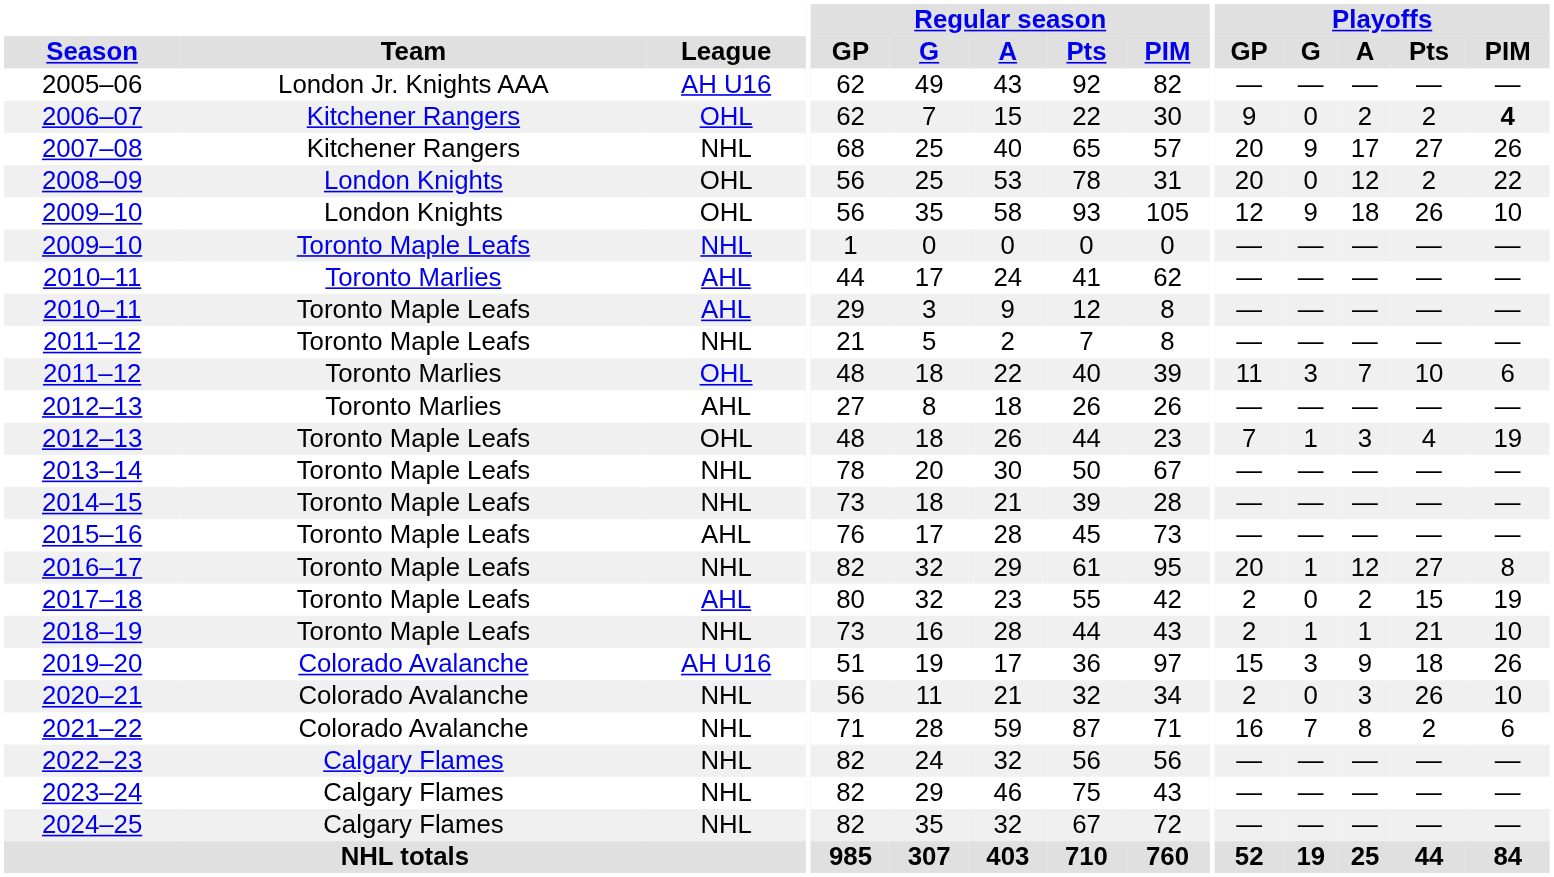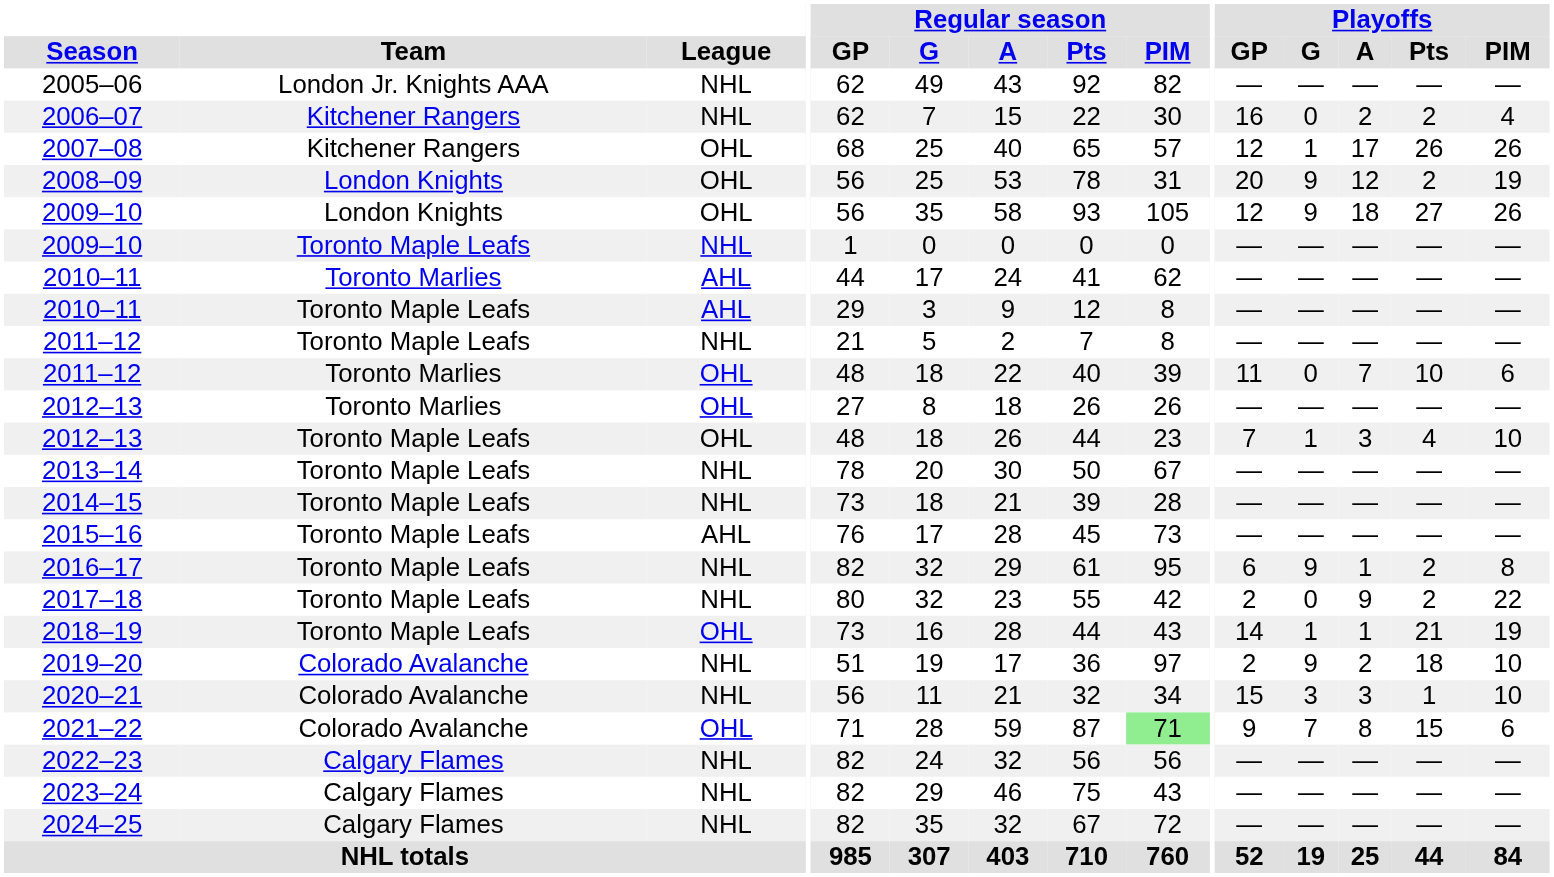(726, 84) AH U16 -> (726, 84) NHL
(726, 116) OHL -> (726, 116) NHL
(1249, 116) 9 -> (1249, 116) 16
(1508, 116) bold -> (1508, 116) normal
(726, 148) NHL -> (726, 148) OHL
(1249, 148) 20 -> (1249, 148) 12
(1311, 148) 9 -> (1311, 148) 1
(1429, 148) 27 -> (1429, 148) 26
(1311, 180) 0 -> (1311, 180) 9
(1508, 180) 22 -> (1508, 180) 19
(1429, 212) 26 -> (1429, 212) 27
(1508, 212) 10 -> (1508, 212) 26
(1311, 373) 3 -> (1311, 373) 0
(726, 406) AHL -> (726, 406) OHL
(1508, 438) 19 -> (1508, 438) 10
(1249, 567) 20 -> (1249, 567) 6
(1311, 567) 1 -> (1311, 567) 9
(1365, 567) 12 -> (1365, 567) 1
(1429, 567) 27 -> (1429, 567) 2
(726, 599) AHL -> (726, 599) NHL
(1365, 599) 2 -> (1365, 599) 9
(1429, 599) 15 -> (1429, 599) 2
(1508, 599) 19 -> (1508, 599) 22
(726, 631) NHL -> (726, 631) OHL
(1249, 631) 2 -> (1249, 631) 14
(1508, 631) 10 -> (1508, 631) 19
(726, 663) AH U16 -> (726, 663) NHL
(1249, 663) 15 -> (1249, 663) 2
(1311, 663) 3 -> (1311, 663) 9
(1365, 663) 9 -> (1365, 663) 2
(1508, 663) 26 -> (1508, 663) 10
(1249, 695) 2 -> (1249, 695) 15
(1311, 695) 0 -> (1311, 695) 3
(1429, 695) 26 -> (1429, 695) 1
(726, 728) NHL -> (726, 728) OHL
(1168, 728) no background -> (1168, 728) lightgreen background
(1249, 728) 16 -> (1249, 728) 9
(1429, 728) 2 -> (1429, 728) 15
